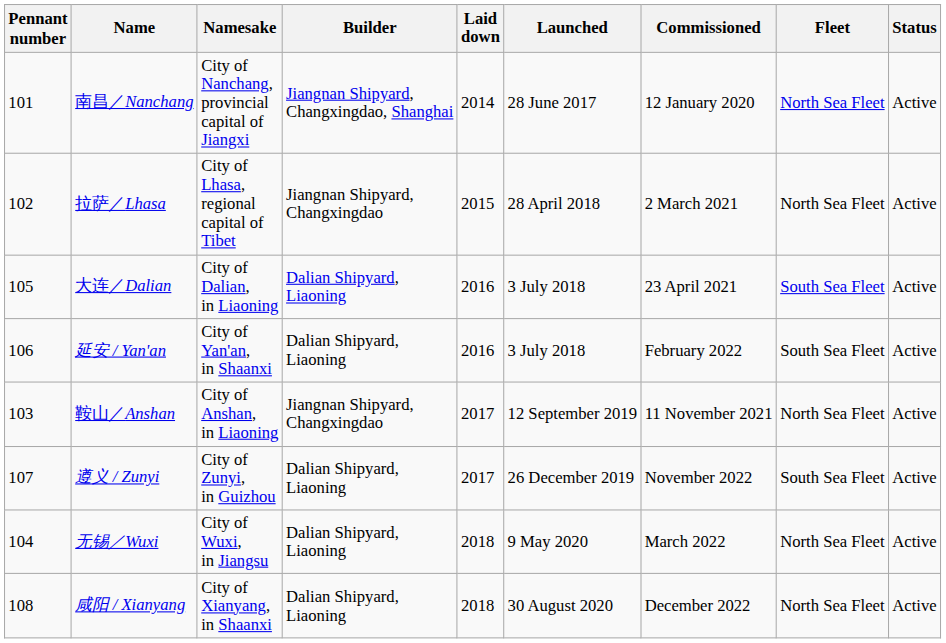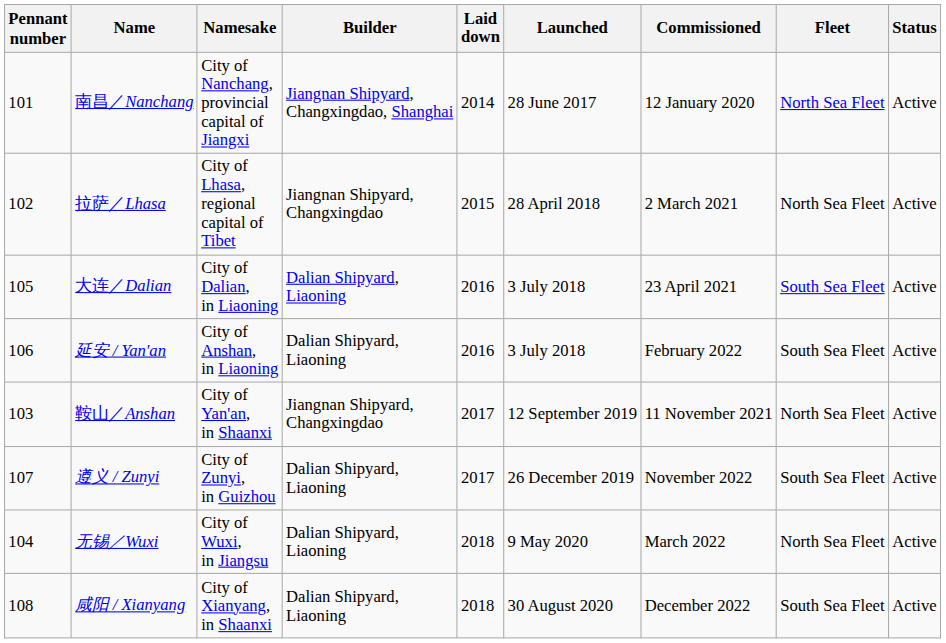(237, 350) City of Yan'an, in Shaanxi -> (240, 350) City of Anshan, in Liaoning
(240, 414) City of Anshan, in Liaoning -> (237, 414) City of Yan'an, in Shaanxi
(832, 605) North Sea Fleet -> (832, 605) South Sea Fleet
